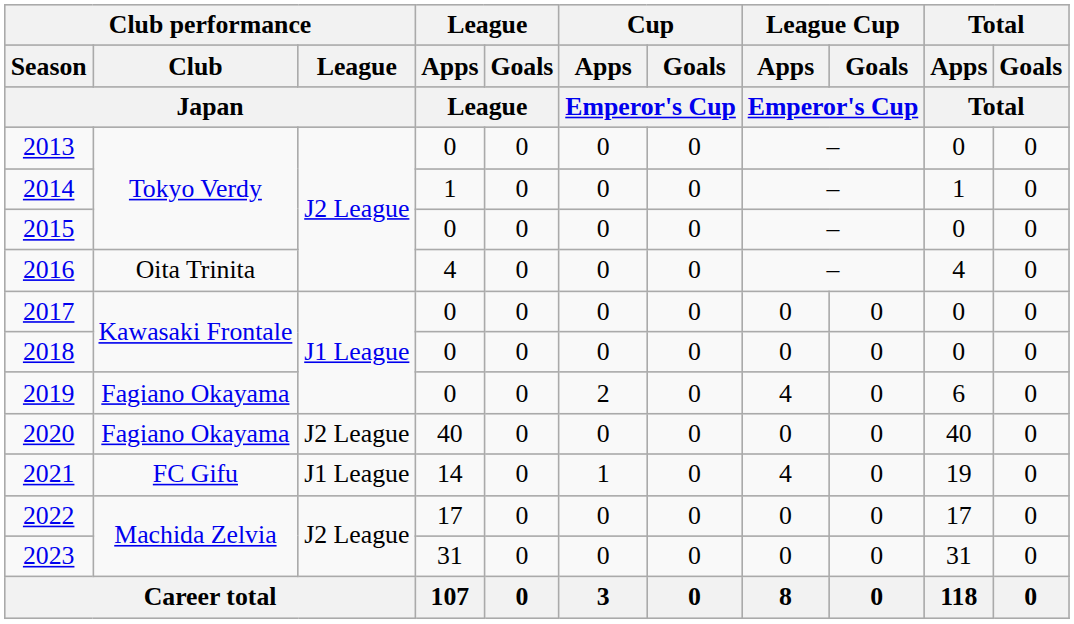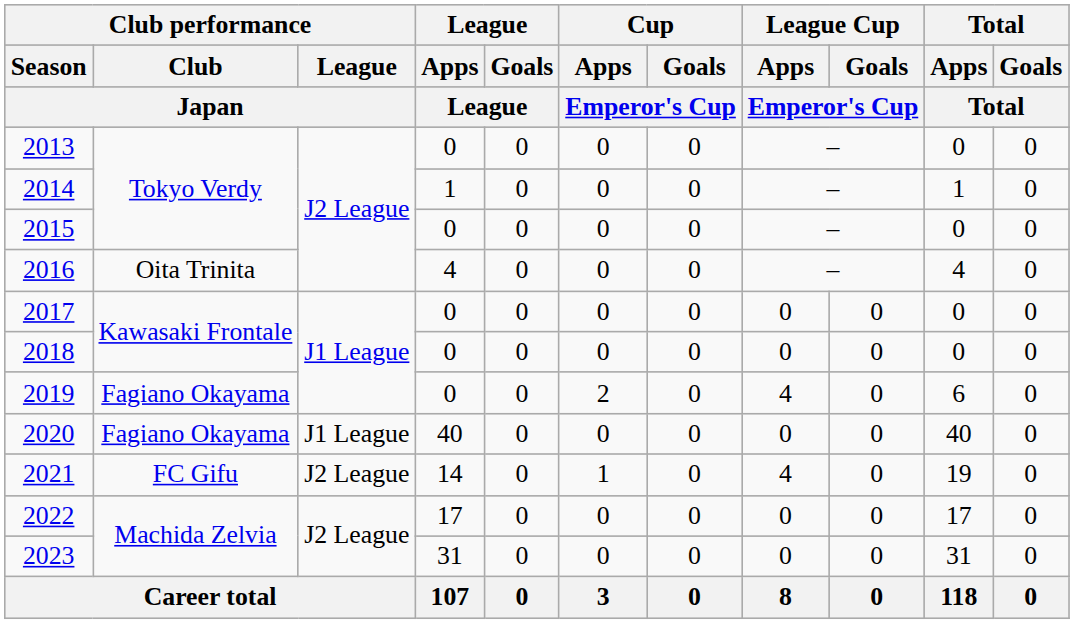(357, 433) J2 League -> (357, 433) J1 League
(357, 474) J1 League -> (357, 474) J2 League
